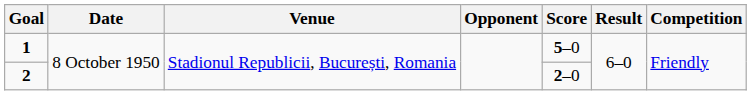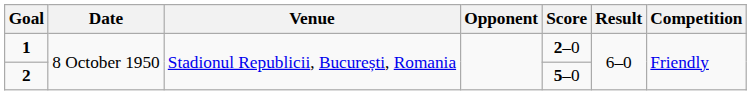(567, 47) 5–0 -> (567, 47) 2–0
(567, 76) 2–0 -> (567, 76) 5–0
